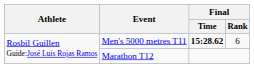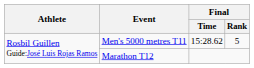(207, 41) bold -> (207, 41) normal
(238, 41) 6 -> (237, 41) 5
